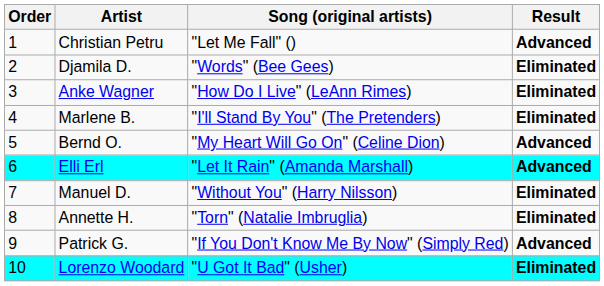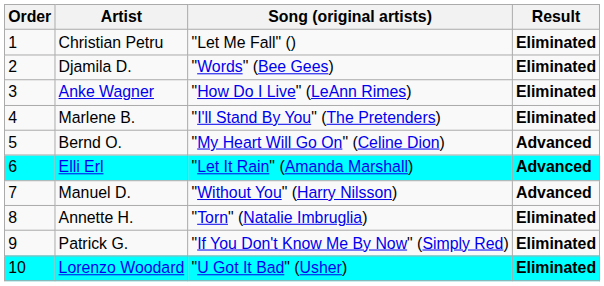(554, 42) Advanced -> (556, 42) Eliminated
(556, 192) Eliminated -> (554, 192) Advanced
(554, 243) Advanced -> (556, 243) Eliminated
